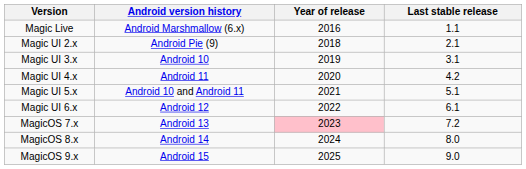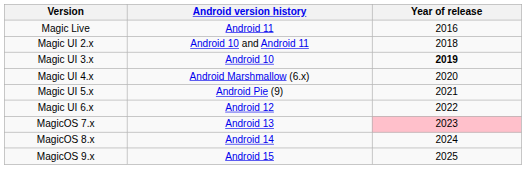- column: (453, 12)
(184, 28) Android Marshmallow (6.x) -> (250, 28) Android 11
(184, 44) Android Pie (9) -> (250, 44) Android 10 and Android 11
(329, 60) normal -> (447, 60) bold
(184, 76) Android 11 -> (250, 76) Android Marshmallow (6.x)
(184, 92) Android 10 and Android 11 -> (250, 92) Android Pie (9)
